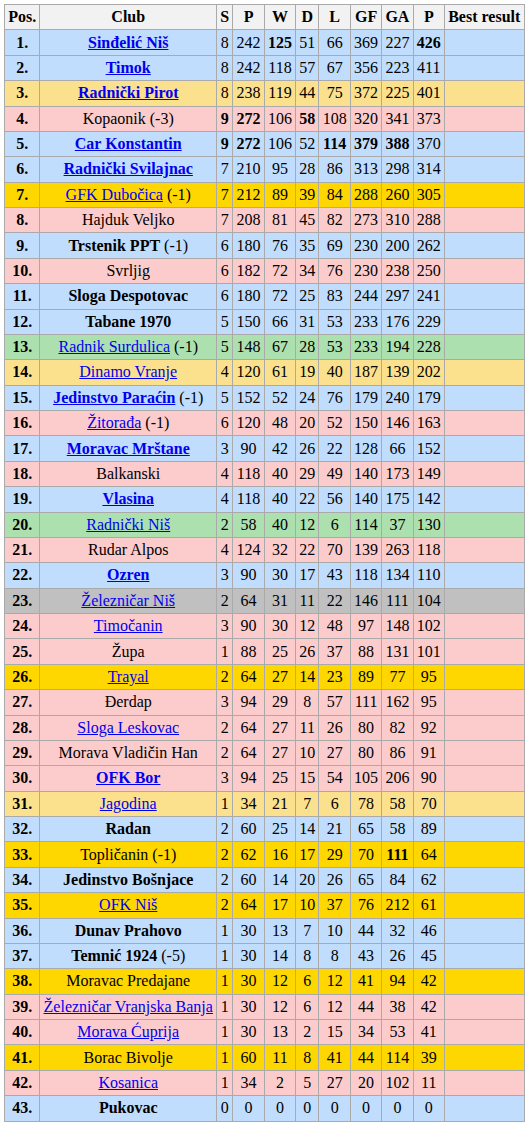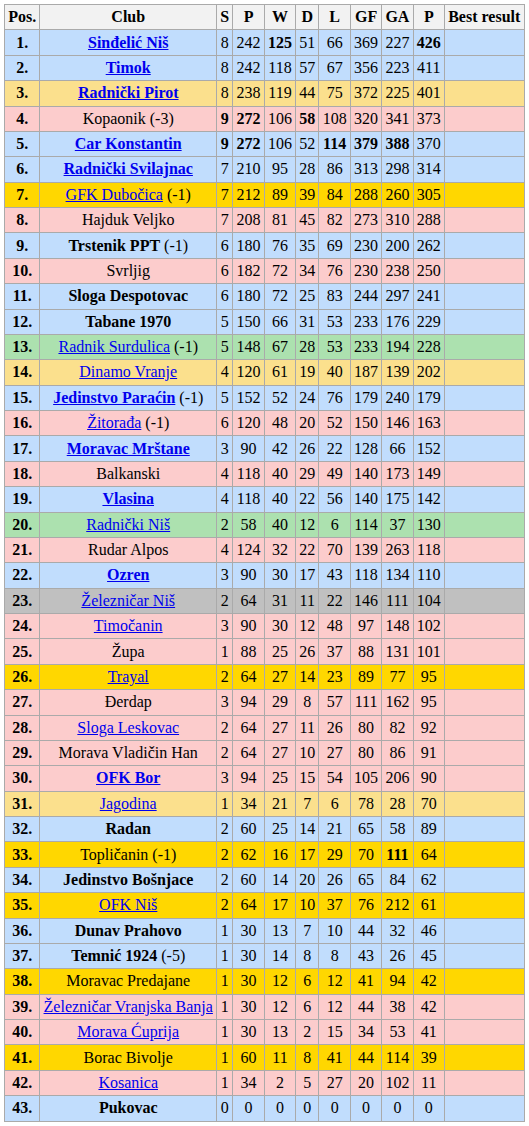(397, 803) 58 -> (397, 803) 28
